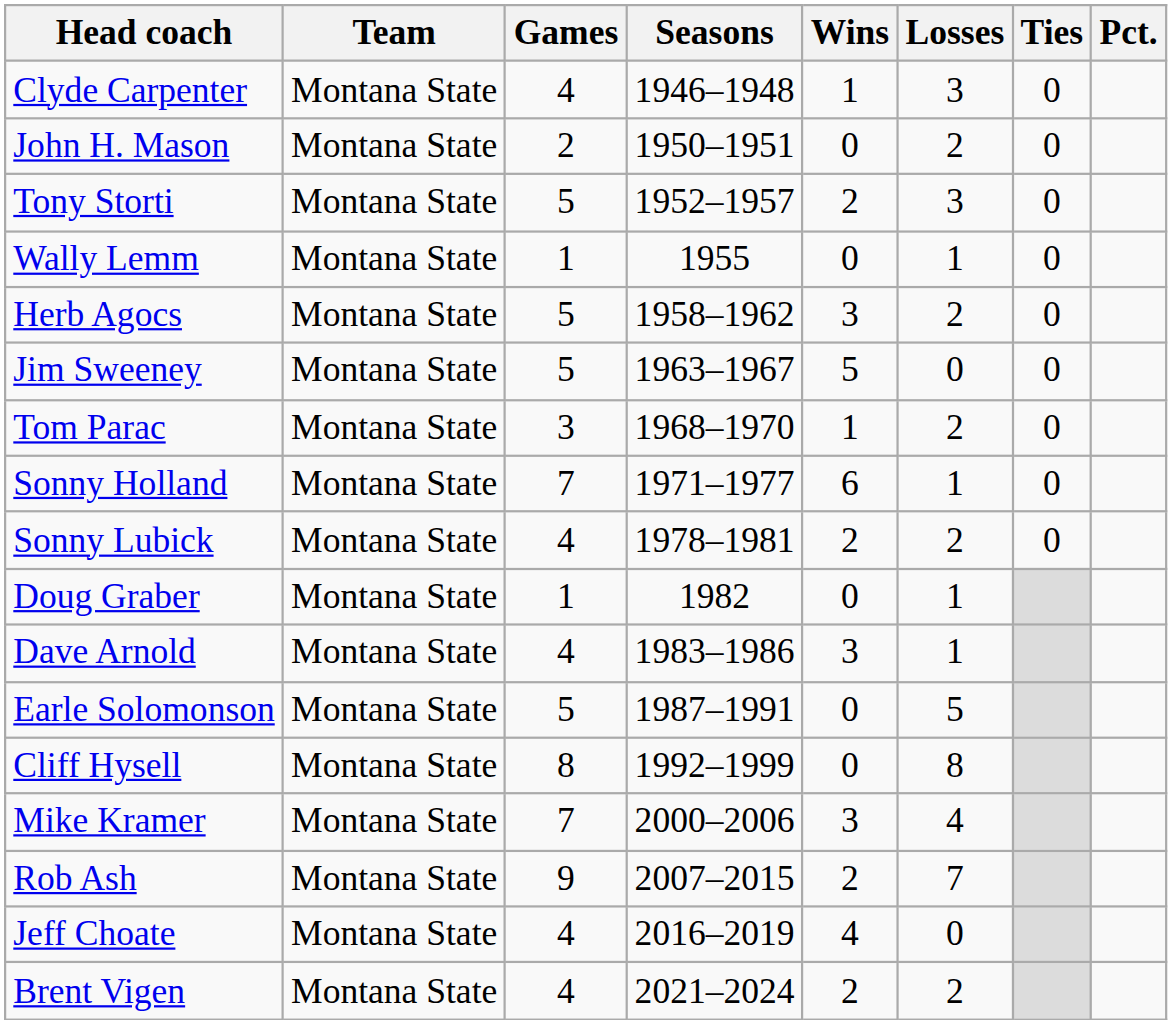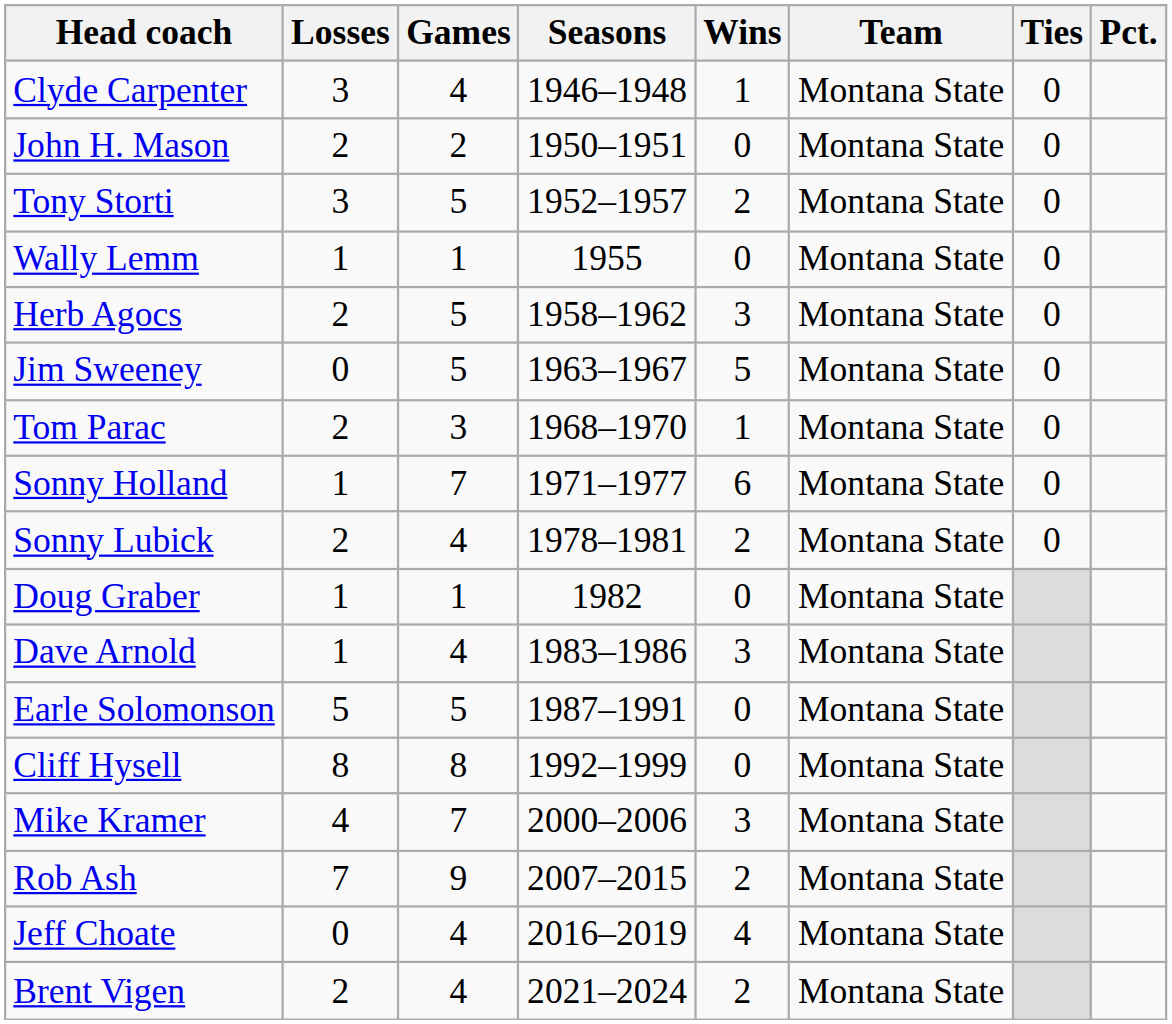columns swapped: (394, 32) <-> (955, 32)
